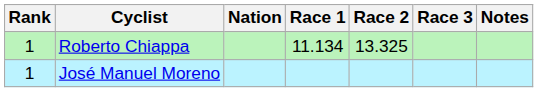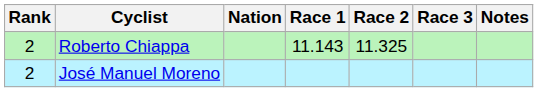(30, 45) 1 -> (30, 45) 2
(318, 45) 11.134 -> (318, 45) 11.143
(381, 45) 13.325 -> (381, 45) 11.325
(30, 73) 1 -> (30, 73) 2
